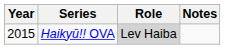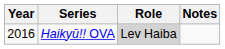(21, 34) 2015 -> (21, 34) 2016
